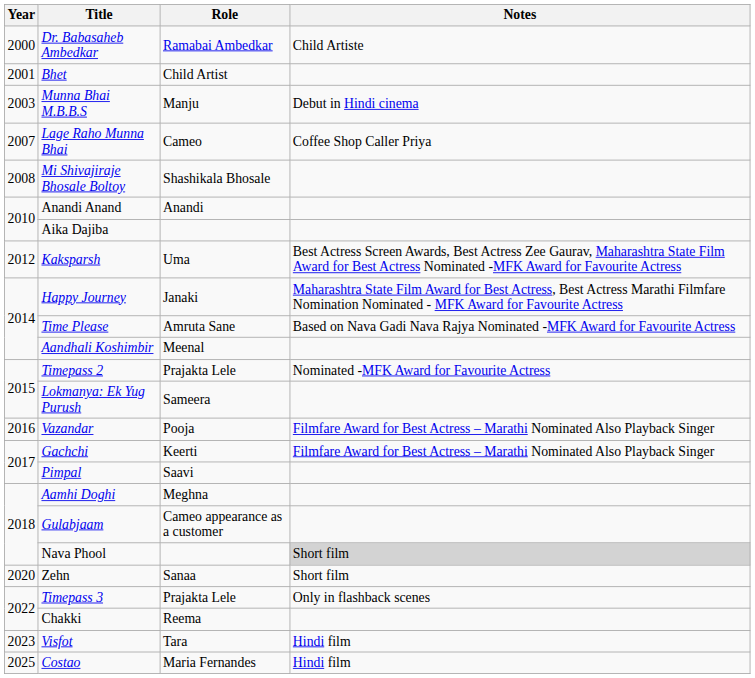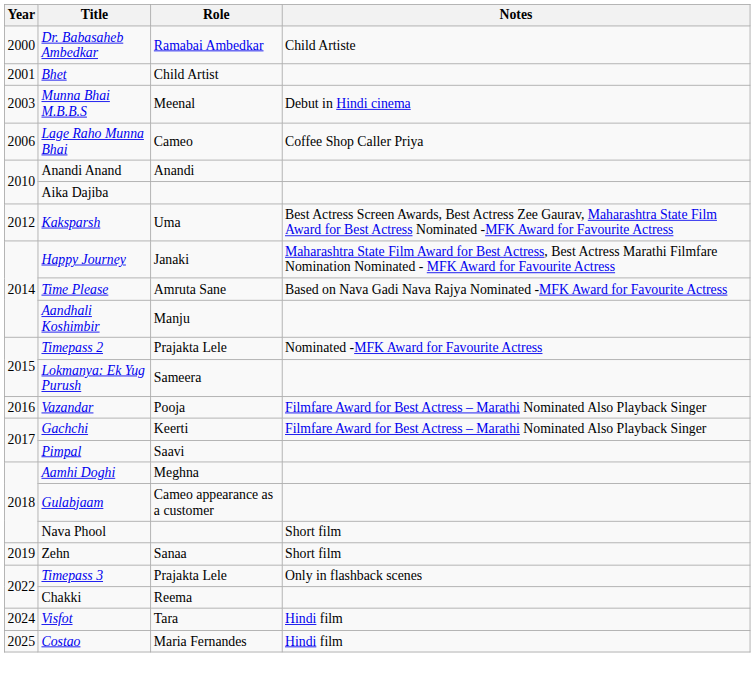(181, 104) Manju -> (175, 104) Meenal
(21, 141) 2007 -> (21, 141) 2006
- row: (83, 178)
(184, 348) Meenal -> (172, 318) Manju
(321, 553) lightgrey background -> (313, 532) no background
(21, 575) 2020 -> (21, 553) 2019
(21, 641) 2023 -> (21, 619) 2024
